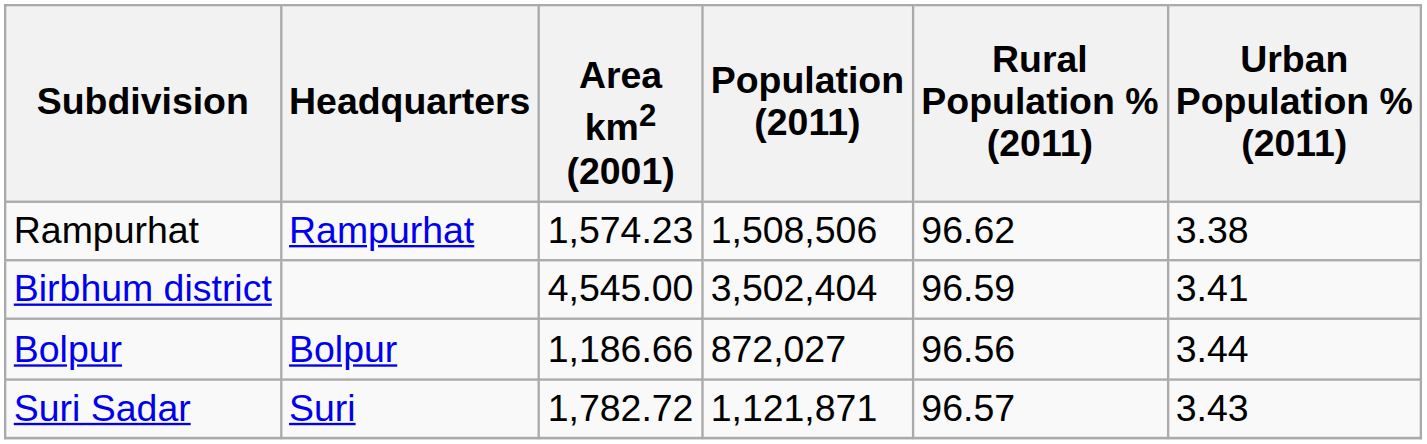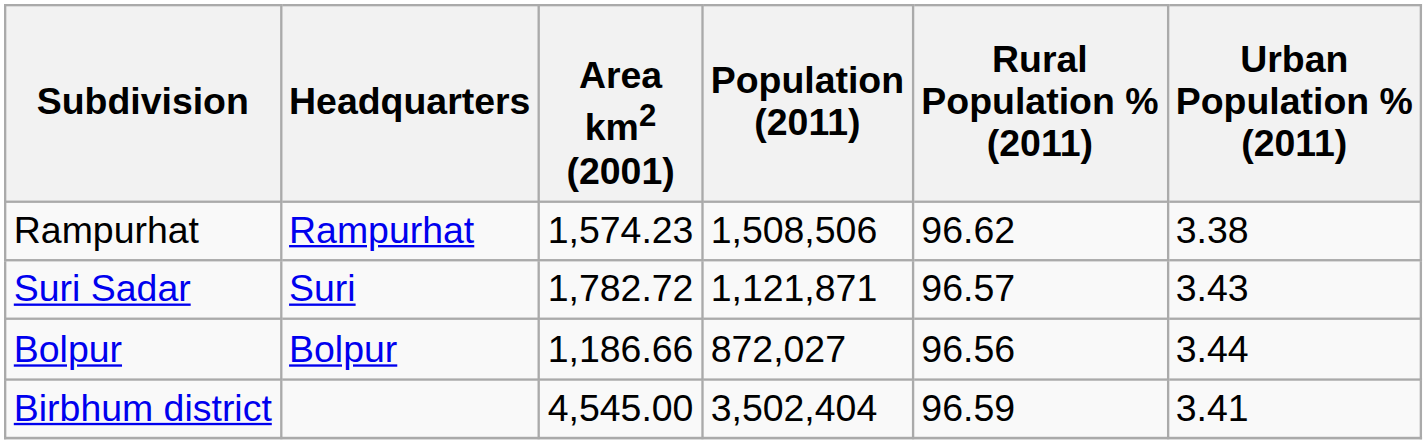rows swapped: (102, 408) <-> (143, 289)
